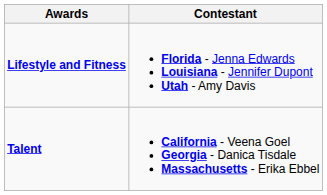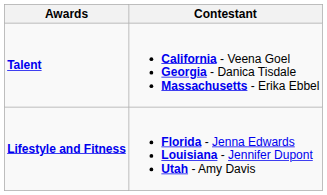rows swapped: (66, 65) <-> (24, 148)
